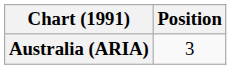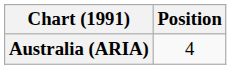(190, 49) 3 -> (190, 49) 4
